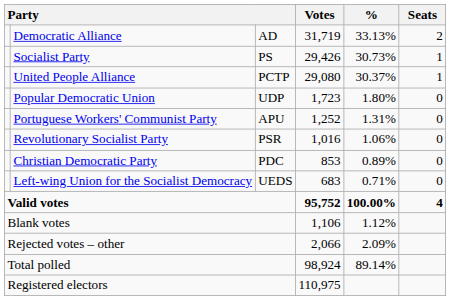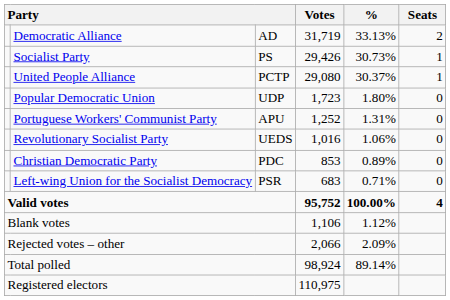(270, 139) PSR -> (275, 139) UEDS
(275, 181) UEDS -> (270, 181) PSR
